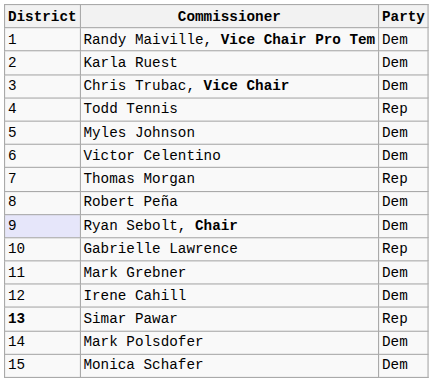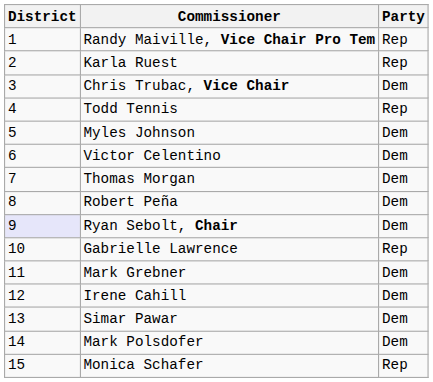(395, 40) Dem -> (395, 40) Rep
(395, 63) Dem -> (395, 63) Rep
(395, 179) Rep -> (395, 179) Dem
(17, 319) bold -> (17, 319) normal
(395, 319) Rep -> (395, 319) Dem
(395, 366) Dem -> (395, 366) Rep
